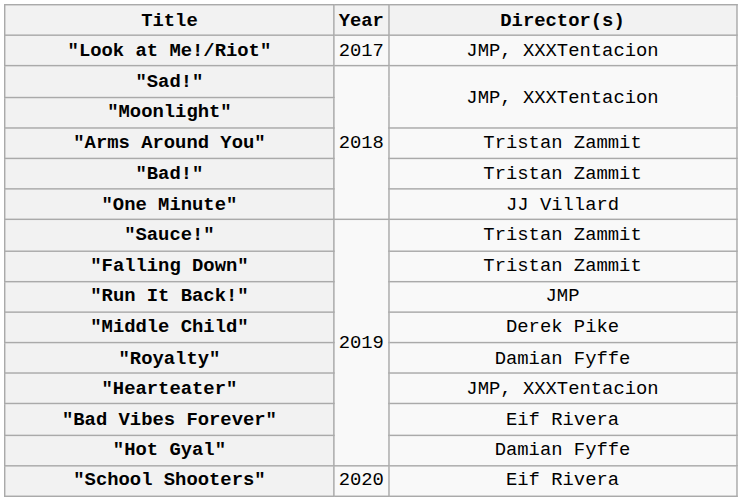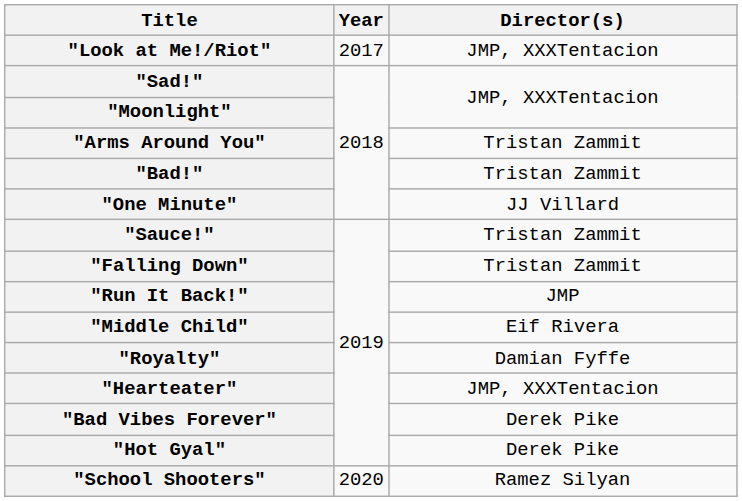(563, 327) Derek Pike -> (563, 327) Eif Rivera
(563, 419) Eif Rivera -> (563, 419) Derek Pike
(563, 450) Damian Fyffe -> (563, 450) Derek Pike
(563, 481) Eif Rivera -> (563, 481) Ramez Silyan
